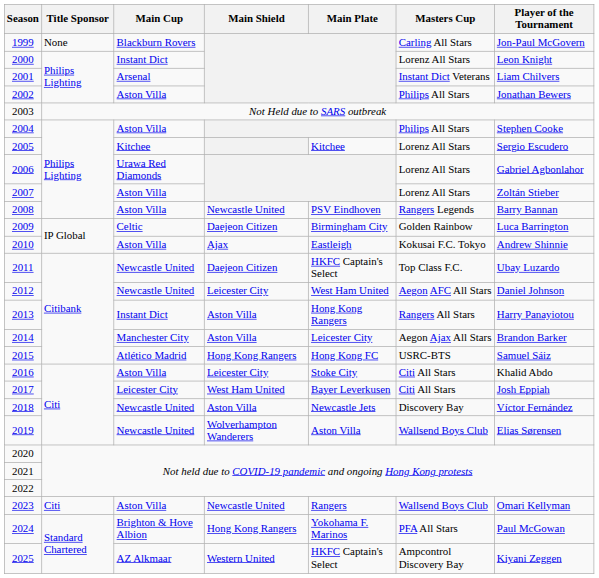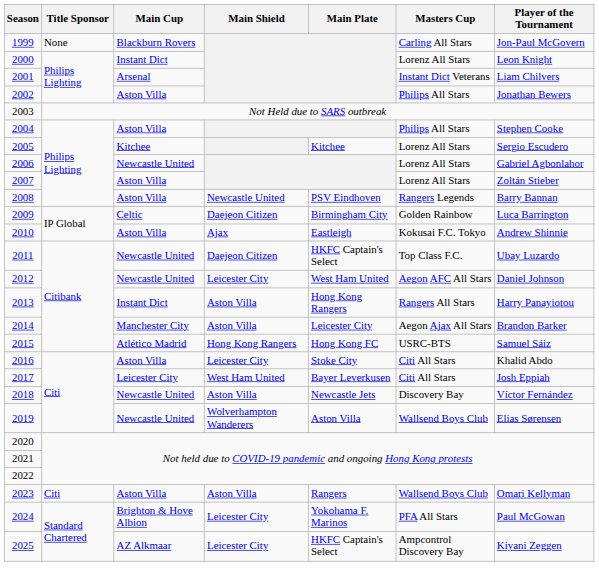(141, 169) Urawa Red Diamonds -> (155, 163) Newcastle United
(246, 505) Newcastle United -> (232, 493) Aston Villa
(252, 529) Hong Kong Rangers -> (238, 516) Leicester City
(241, 558) Western United -> (238, 546) Leicester City
